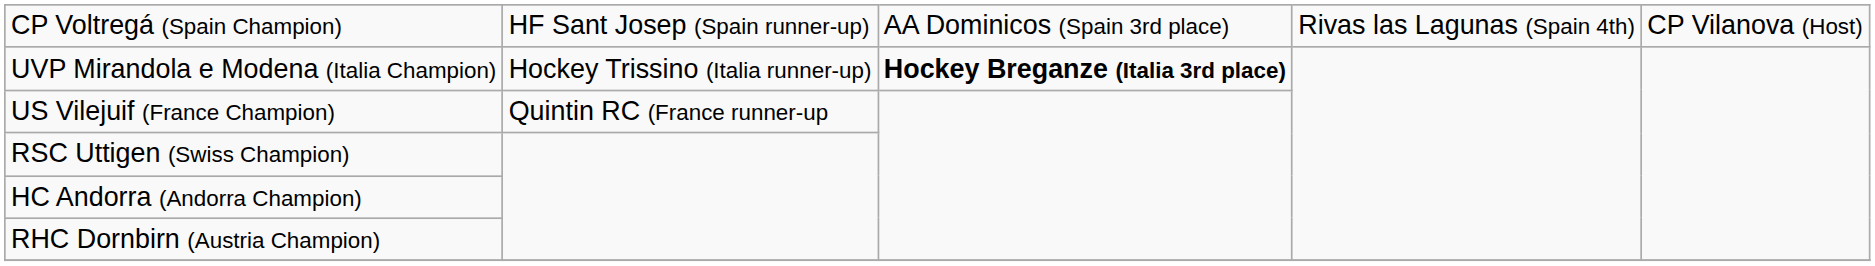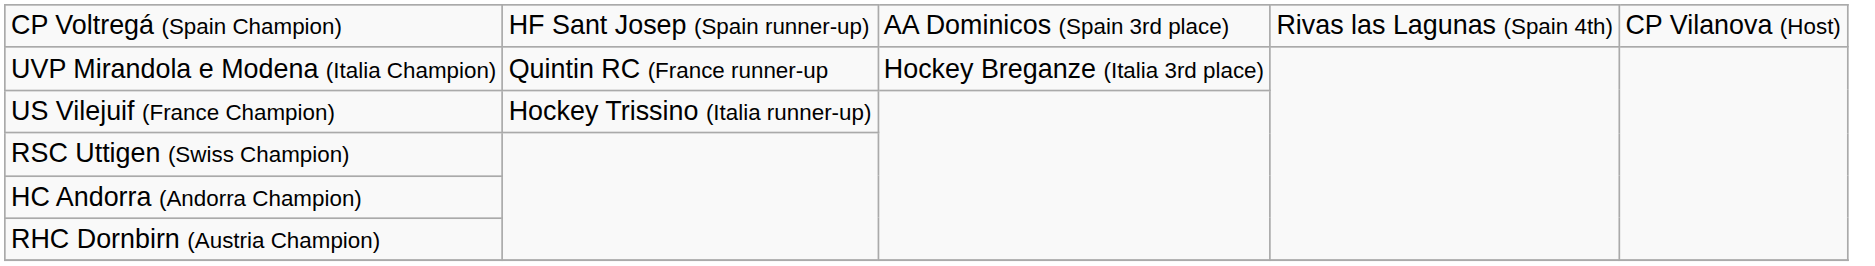(690, 68) Hockey Trissino (Italia runner-up) -> (668, 68) Quintin RC (France runner-up
(1085, 68) bold -> (1074, 68) normal
(668, 111) Quintin RC (France runner-up -> (690, 111) Hockey Trissino (Italia runner-up)
